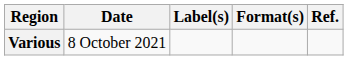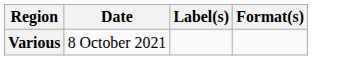- column: (325, 17)
